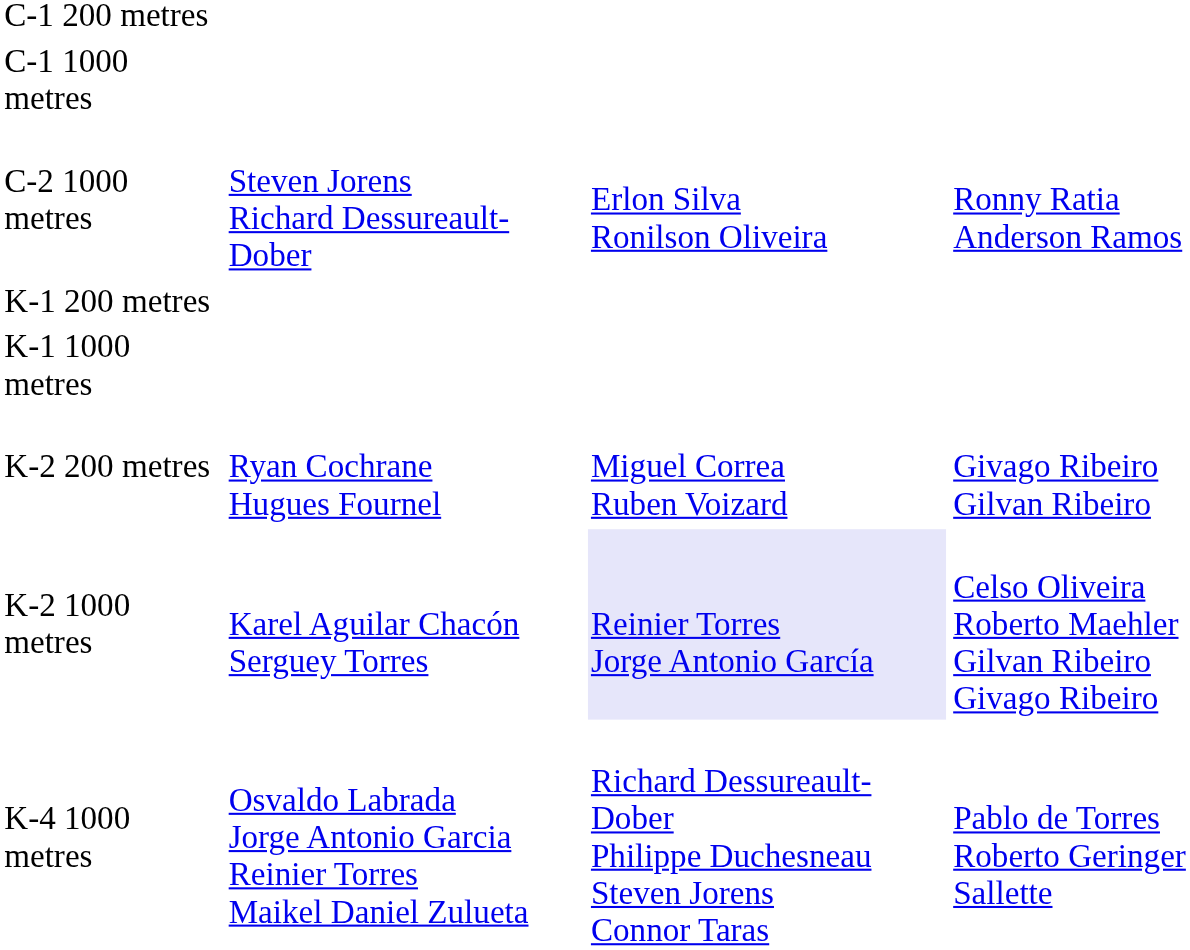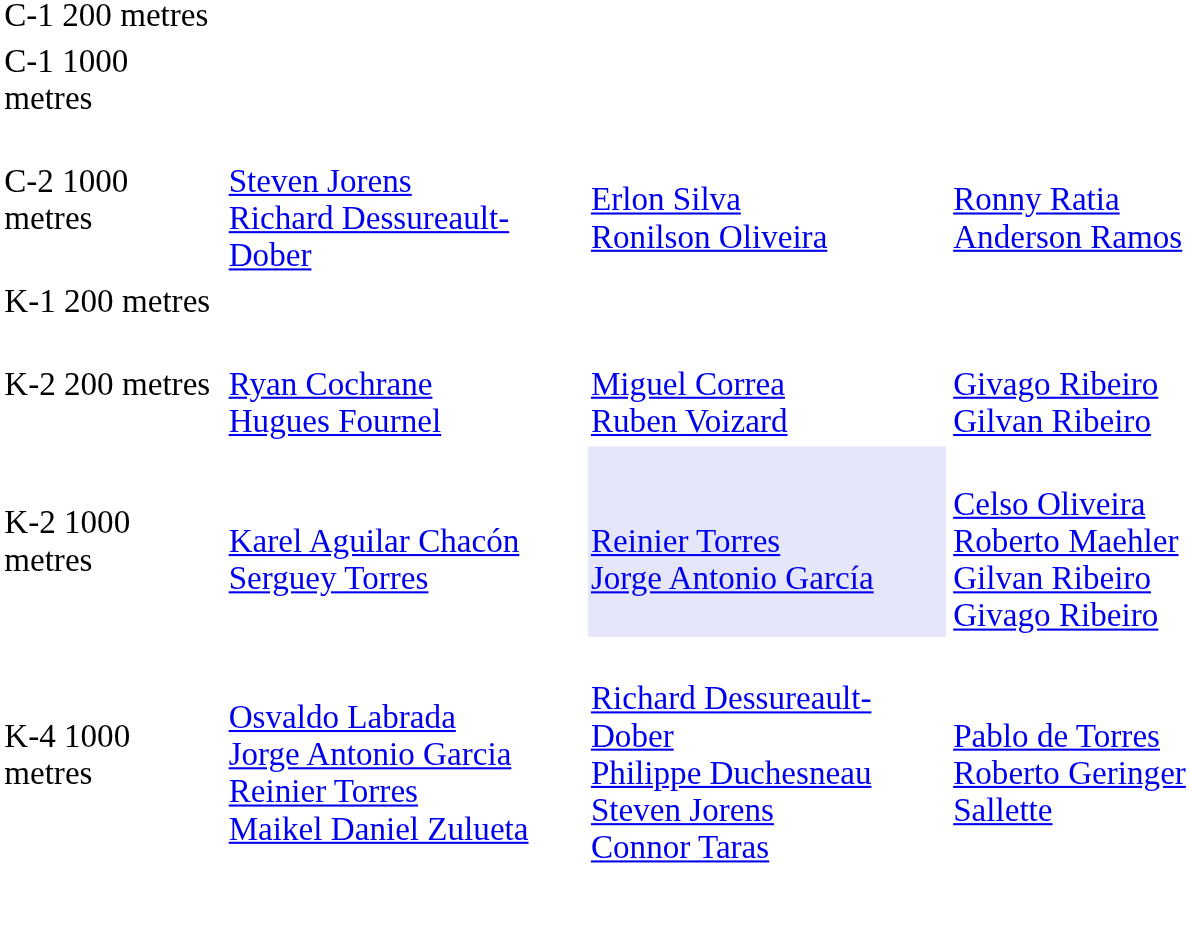- row: (67, 365)
